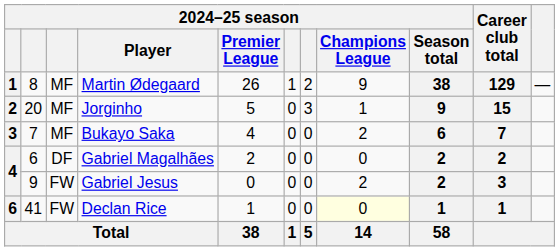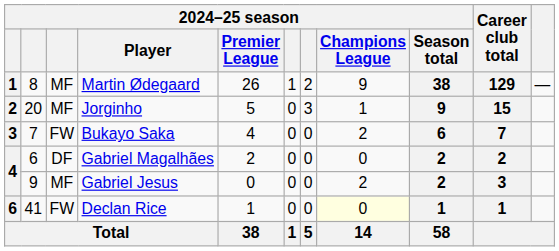(62, 133) MF -> (62, 133) FW
(62, 183) FW -> (62, 183) MF
